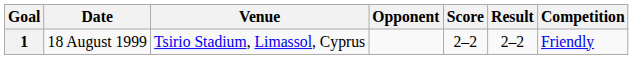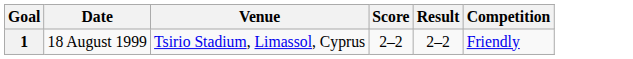- column: (406, 16)
